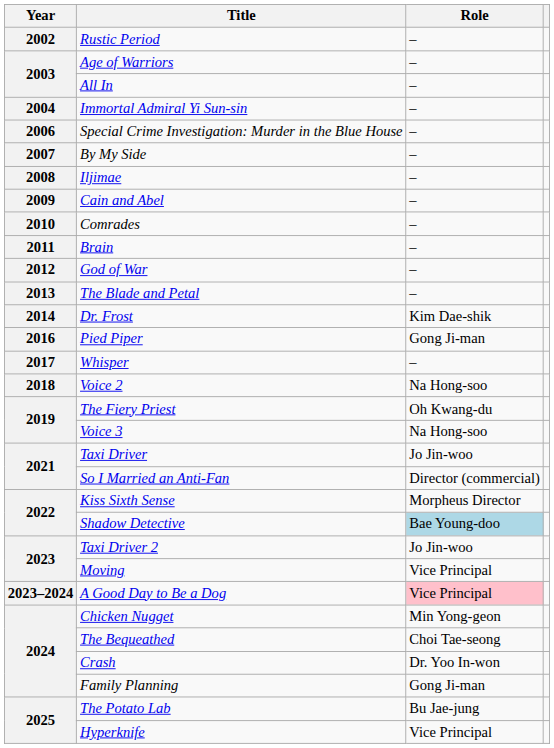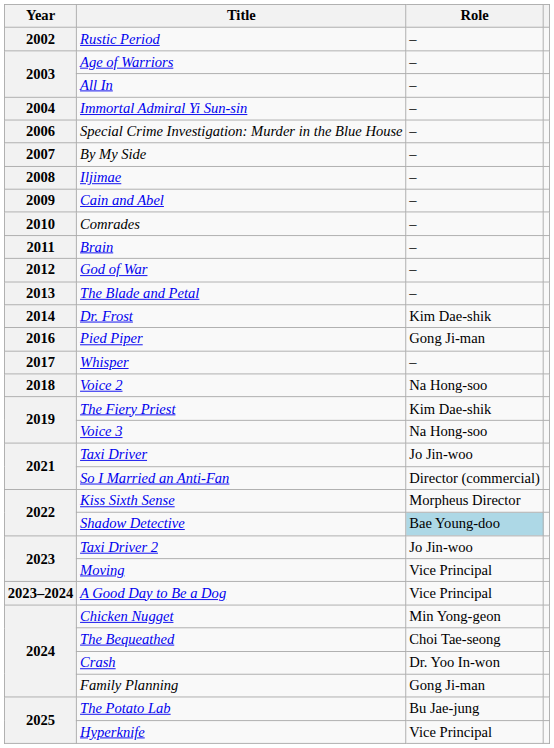(451, 408) Oh Kwang-du -> (450, 408) Kim Dae-shik
(451, 593) pink background -> (451, 593) no background
